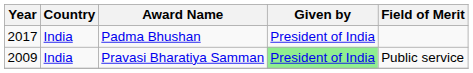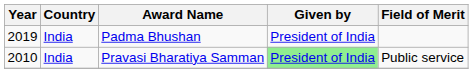(22, 36) 2017 -> (22, 36) 2019
(22, 57) 2009 -> (22, 57) 2010
